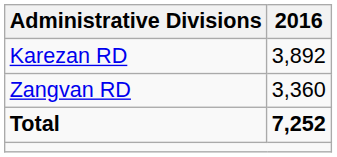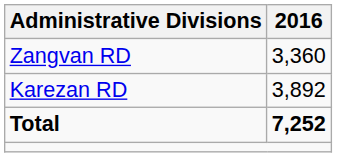rows swapped: (68, 55) <-> (70, 90)
